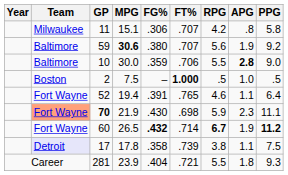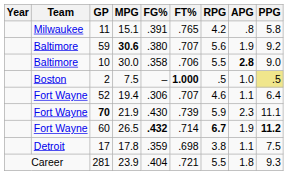(157, 29) .306 -> (157, 29) .391
(188, 29) .707 -> (188, 29) .765
(157, 63) .359 -> (157, 63) .358
(276, 79) no background -> (276, 79) khaki background
(157, 96) .391 -> (157, 96) .306
(188, 96) .765 -> (188, 96) .707
(61, 112) lightsalmon background -> (61, 112) no background
(188, 112) .698 -> (188, 112) .739
(49, 146) lavender background -> (49, 146) no background
(157, 146) .358 -> (157, 146) .359
(188, 146) .739 -> (188, 146) .698
